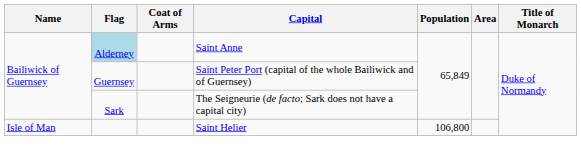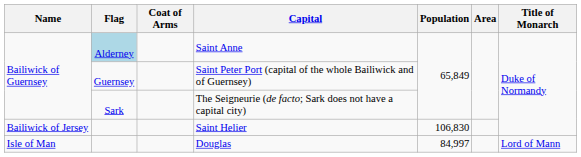(31, 127) Isle of Man -> (48, 127) Bailiwick of Jersey
(452, 127) 106,800 -> (452, 127) 106,830
+ row: (213, 144)
